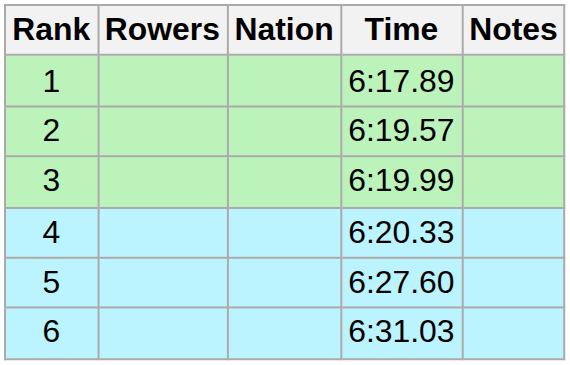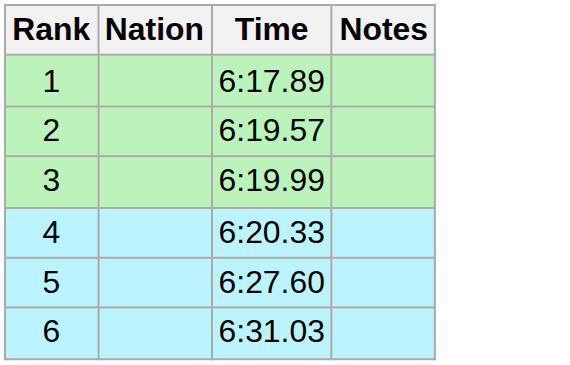- column: (162, 29)
